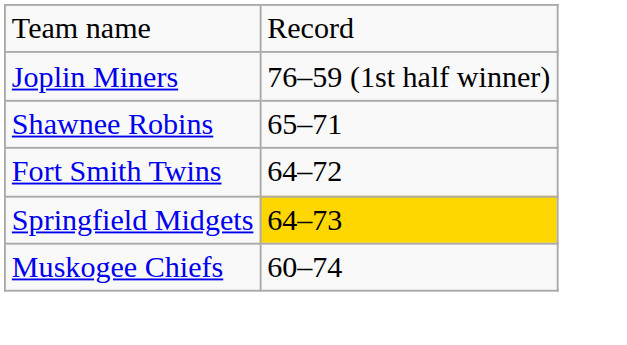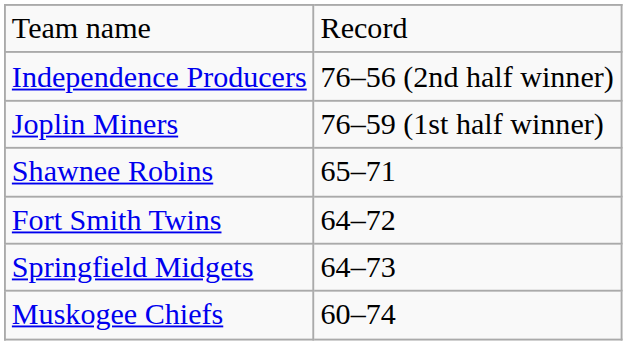+ row: (159, 76)
(305, 219) gold background -> (358, 266) no background
